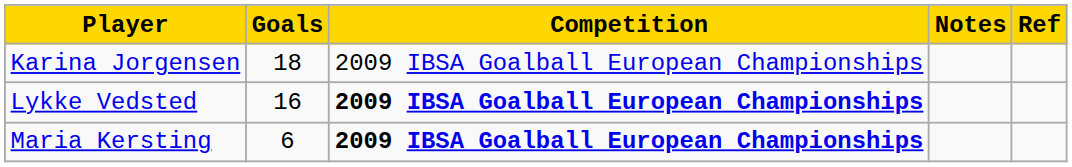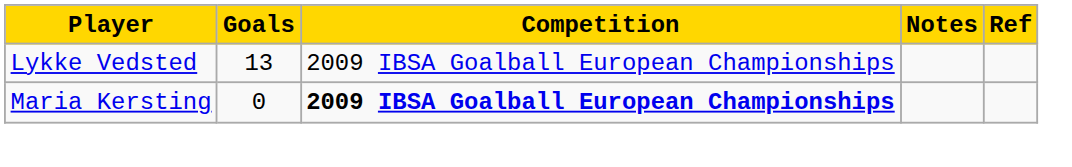- row: (125, 63)
(288, 102) 16 -> (259, 63) 13
(629, 102) bold -> (600, 63) normal
(288, 141) 6 -> (259, 102) 0
